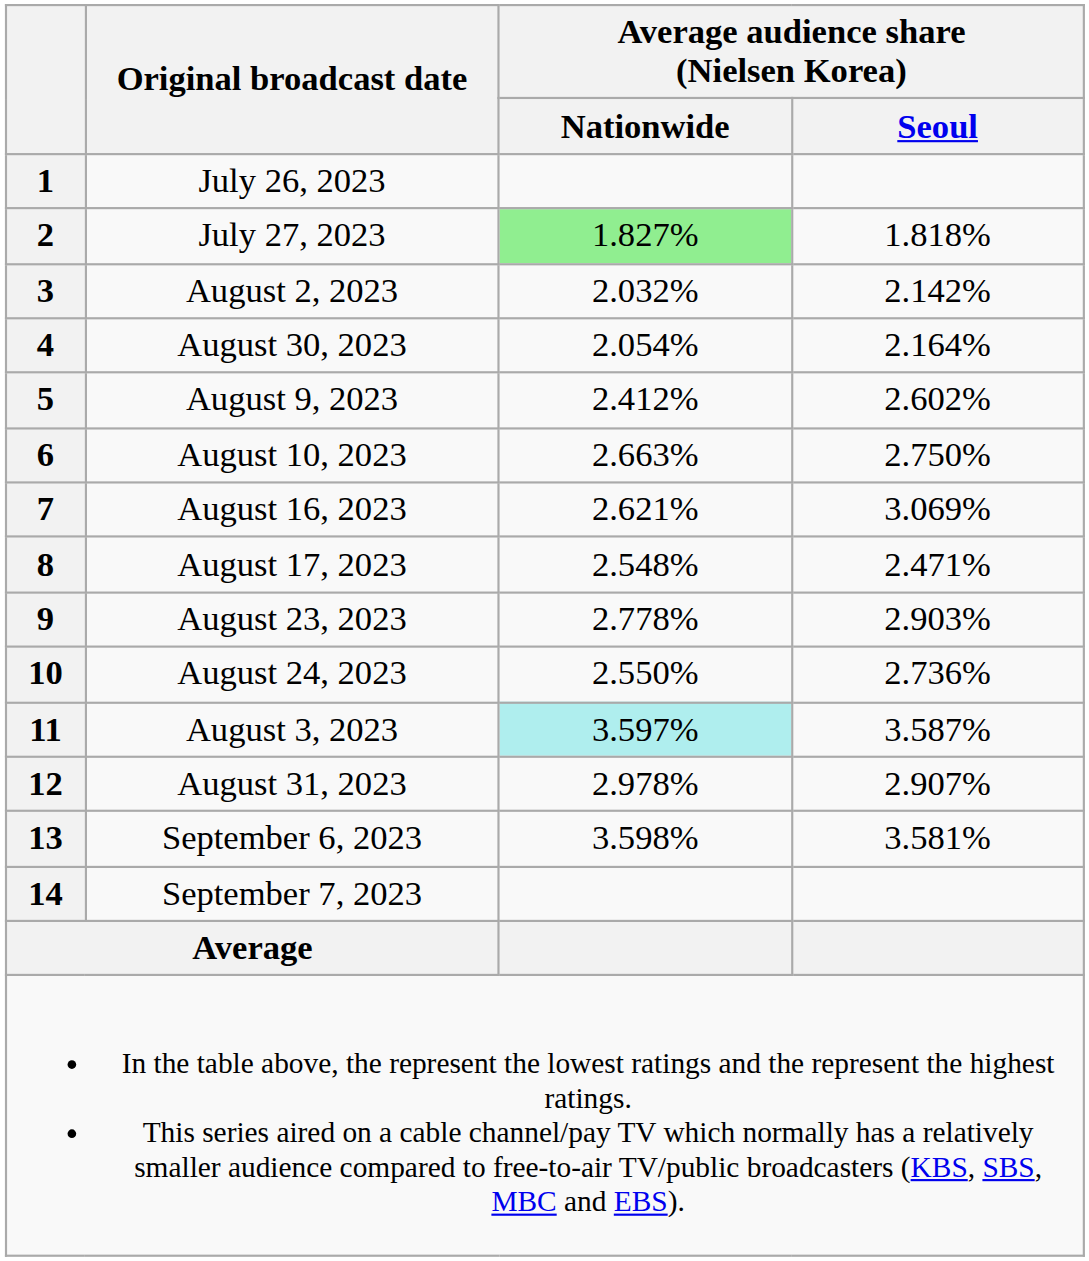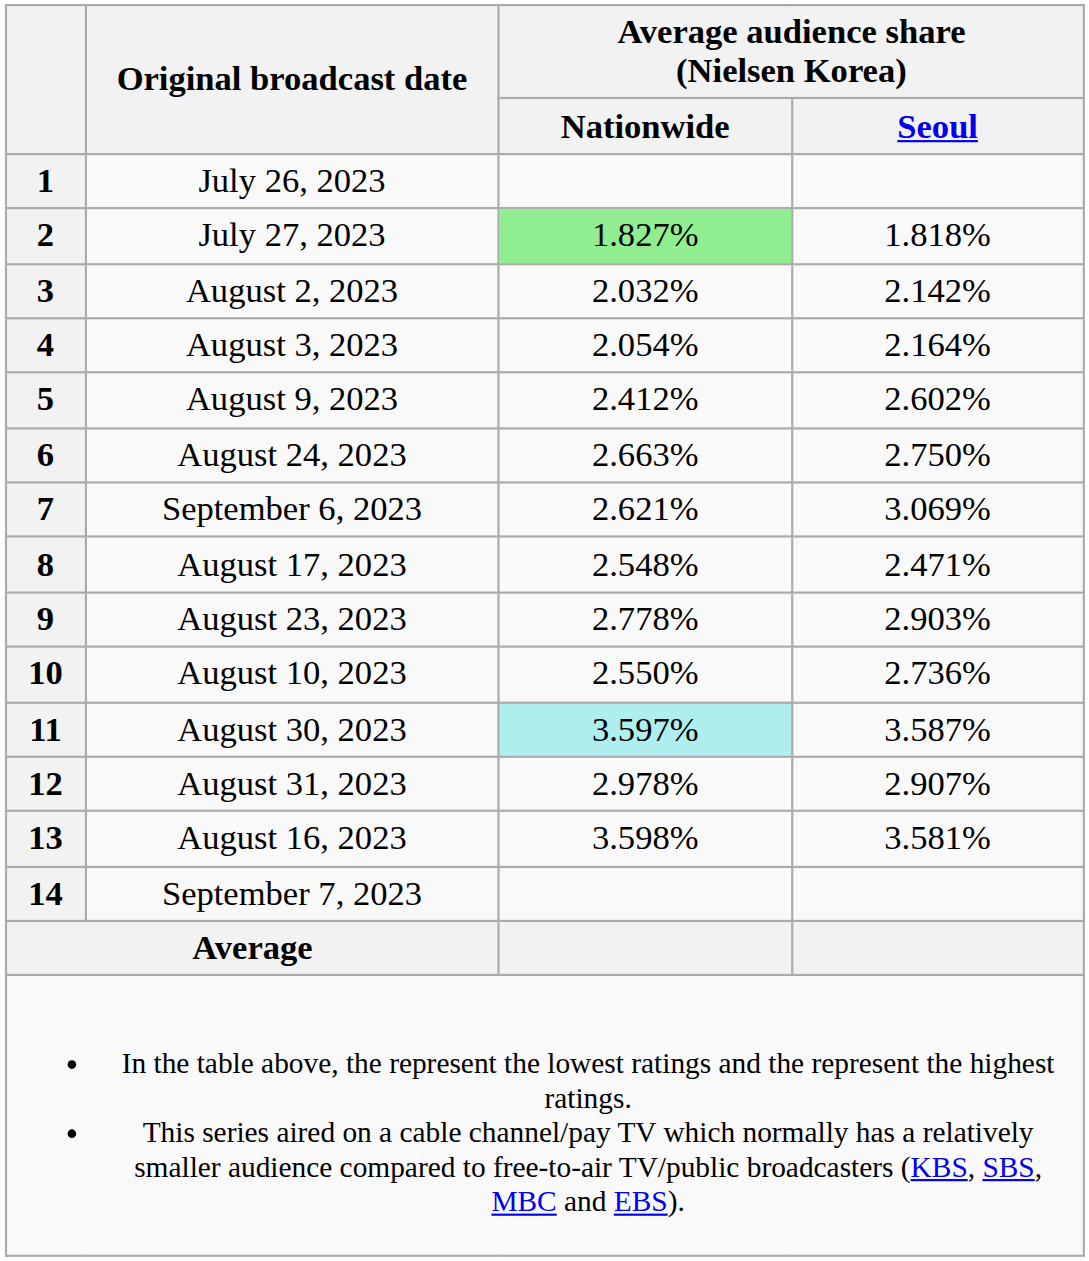(292, 344) August 30, 2023 -> (292, 344) August 3, 2023
(292, 454) August 10, 2023 -> (292, 454) August 24, 2023
(292, 509) August 16, 2023 -> (292, 509) September 6, 2023
(292, 673) August 24, 2023 -> (292, 673) August 10, 2023
(292, 728) August 3, 2023 -> (292, 728) August 30, 2023
(292, 838) September 6, 2023 -> (292, 838) August 16, 2023
